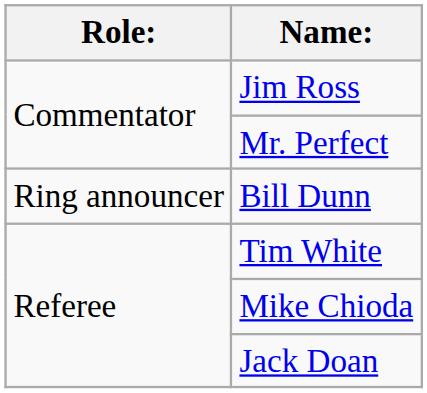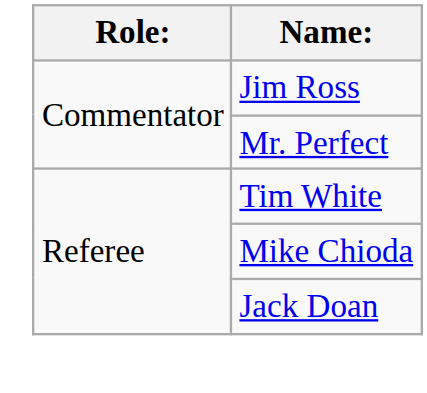- row: (305, 196)
